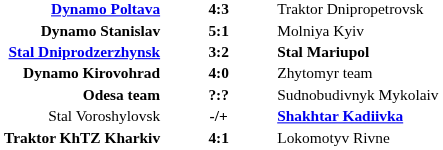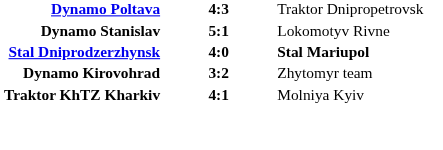(321, 30) Molniya Kyiv -> (333, 30) Lokomotyv Rivne
(219, 52) 3:2 -> (219, 52) 4:0
(219, 73) 4:0 -> (219, 73) 3:2
- row: (121, 95)
- row: (104, 116)
(333, 137) Lokomotyv Rivne -> (321, 95) Molniya Kyiv
